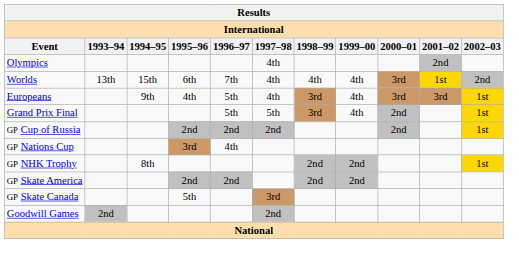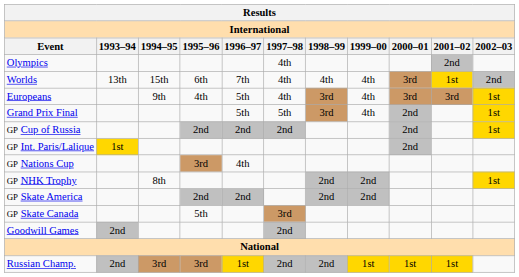+ row: (50, 146)
+ row: (41, 264)
